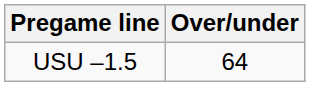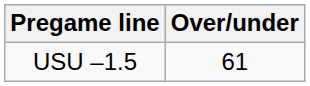(235, 61) 64 -> (235, 61) 61
